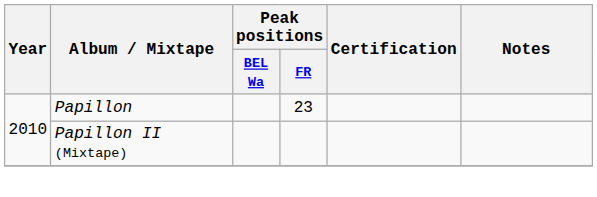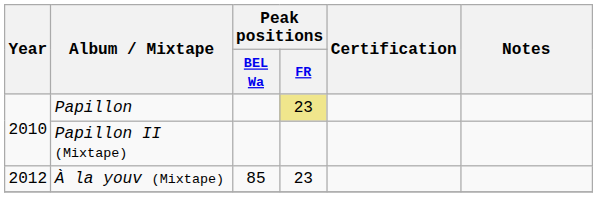(303, 108) no background -> (303, 108) khaki background
+ row: (139, 179)
